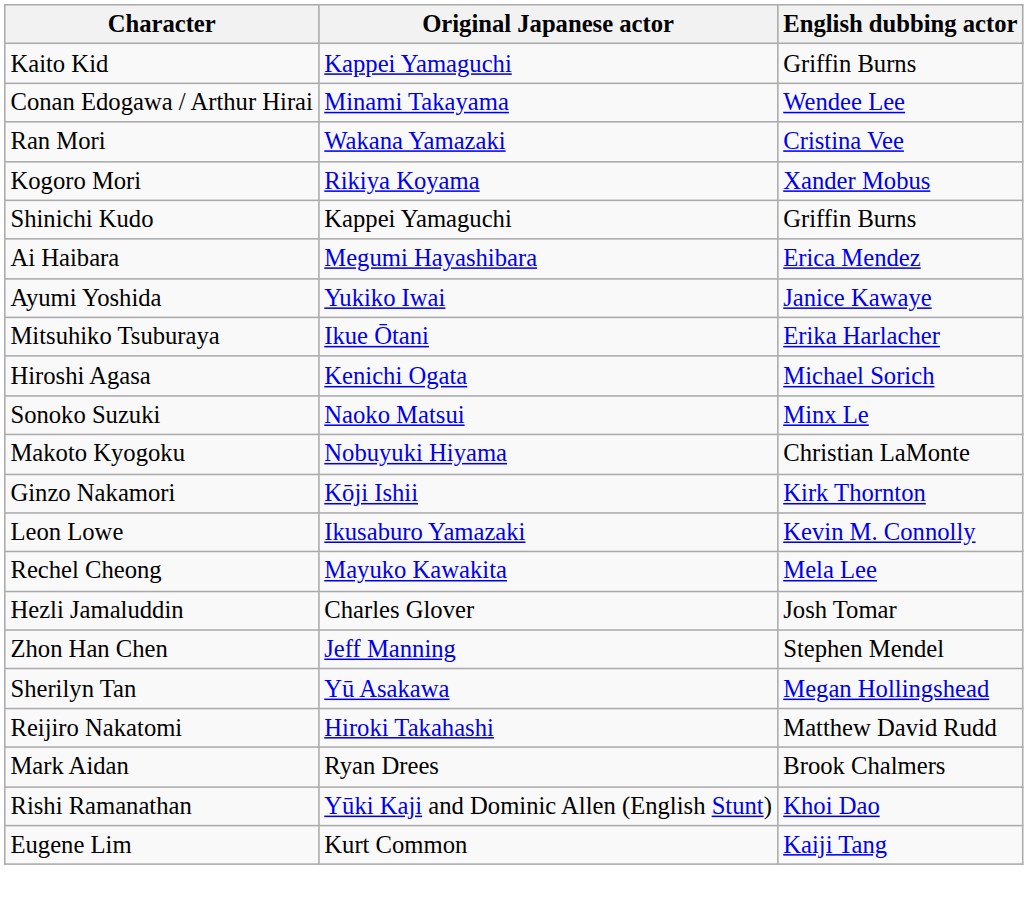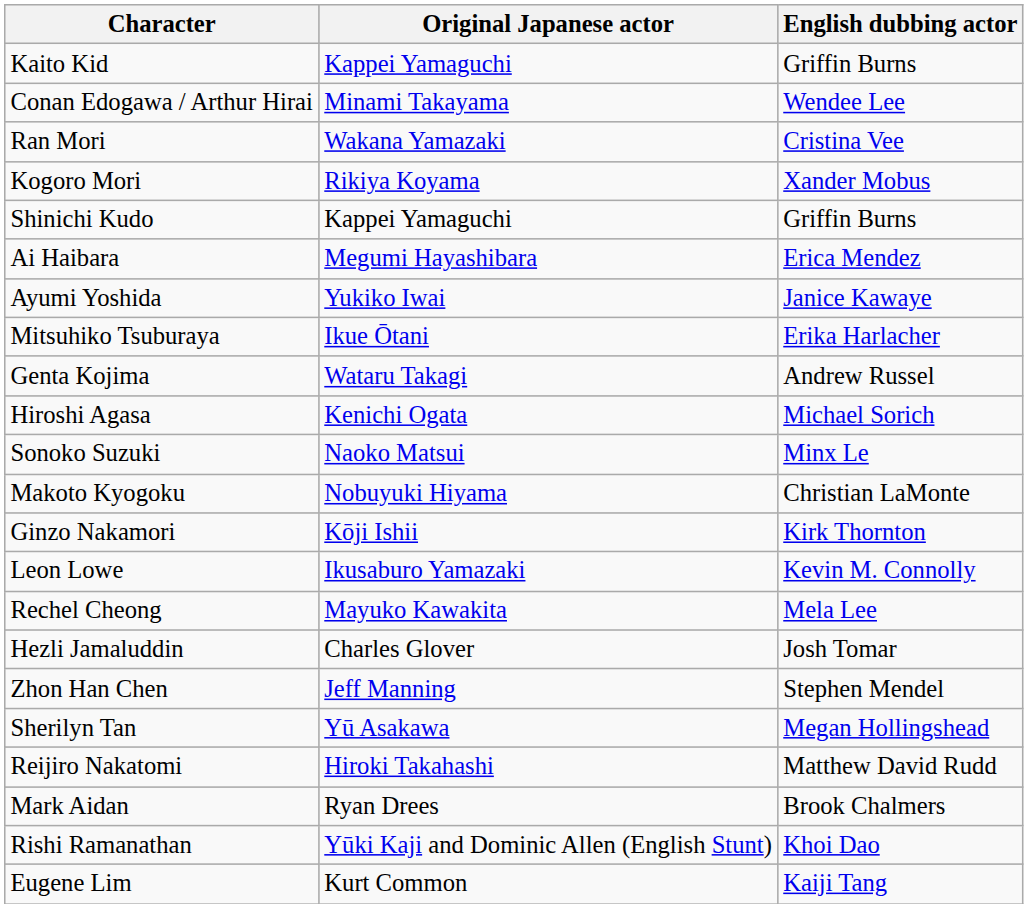+ row: (80, 375)
